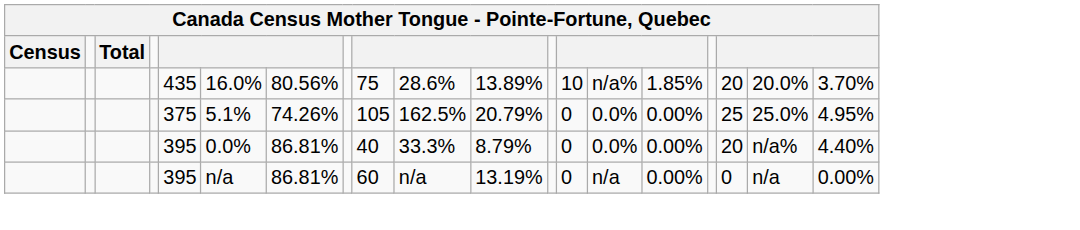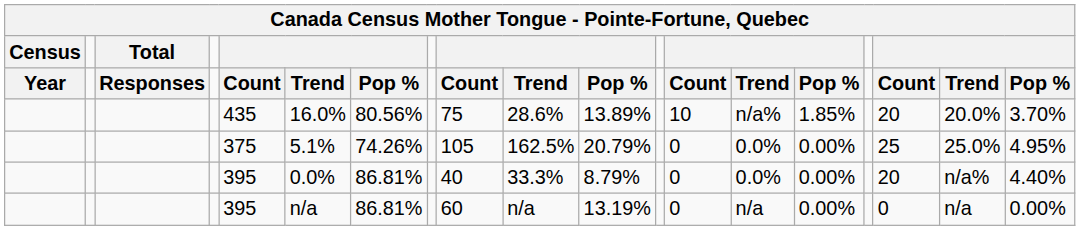+ row: (45, 83)
